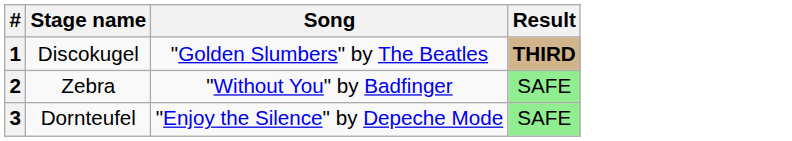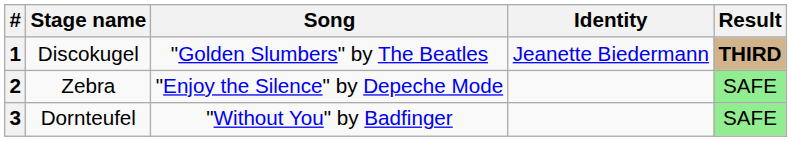+ column: (611, 20)
(329, 86) "Without You" by Badfinger -> (329, 86) "Enjoy the Silence" by Depeche Mode
(329, 119) "Enjoy the Silence" by Depeche Mode -> (329, 119) "Without You" by Badfinger
